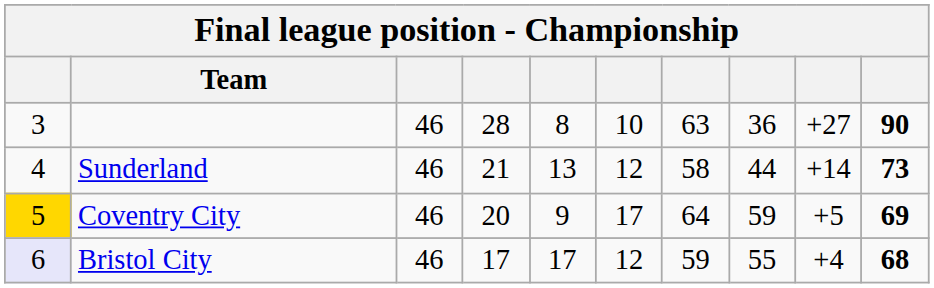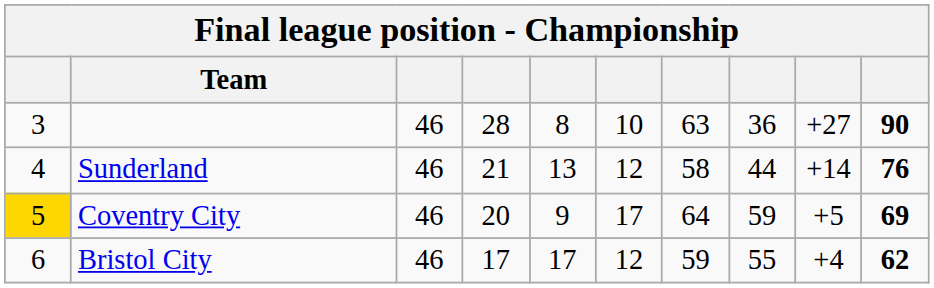(895, 169) 73 -> (895, 169) 76
(38, 260) lavender background -> (38, 260) no background
(895, 260) 68 -> (895, 260) 62
